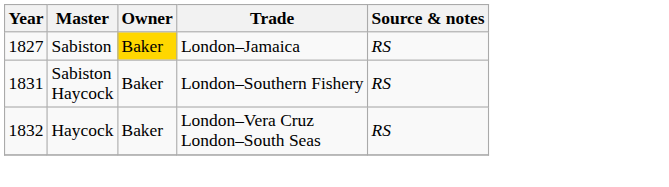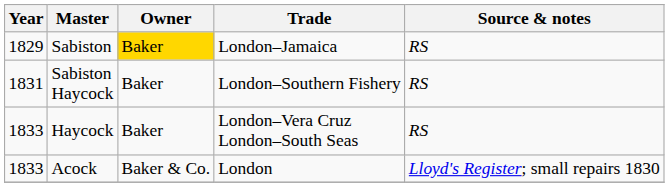(26, 45) 1827 -> (26, 45) 1829
(26, 130) 1832 -> (26, 130) 1833
+ row: (74, 168)
